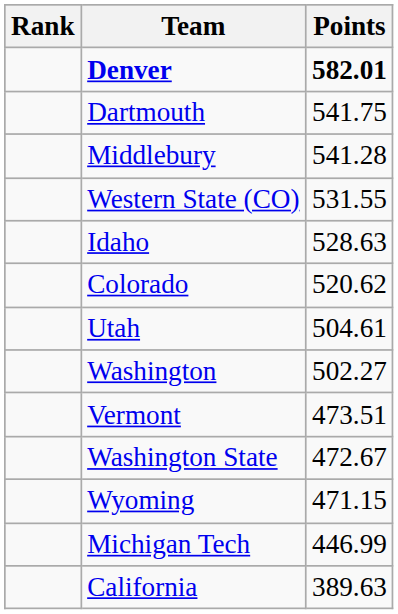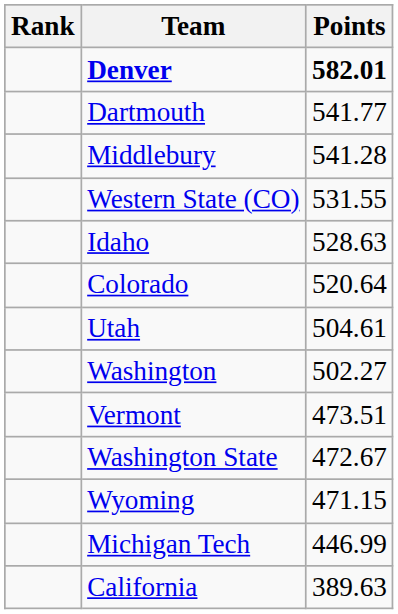(349, 112) 541.75 -> (349, 112) 541.77
(349, 284) 520.62 -> (349, 284) 520.64
